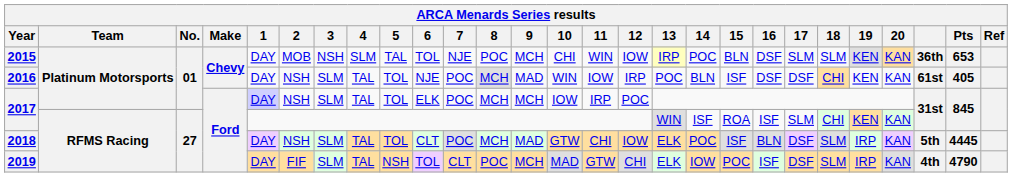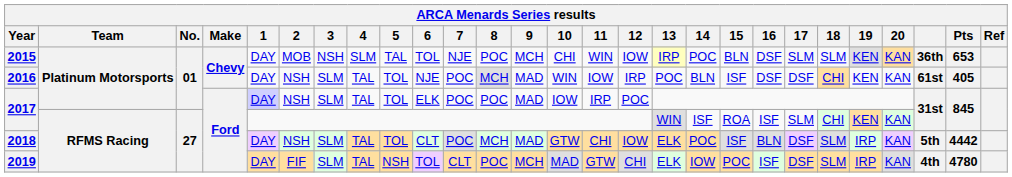(494, 99) MCH -> (494, 99) POC
(529, 99) MCH -> (529, 99) MAD
(963, 141) 4445 -> (963, 141) 4442
(963, 162) 4790 -> (963, 162) 4780
